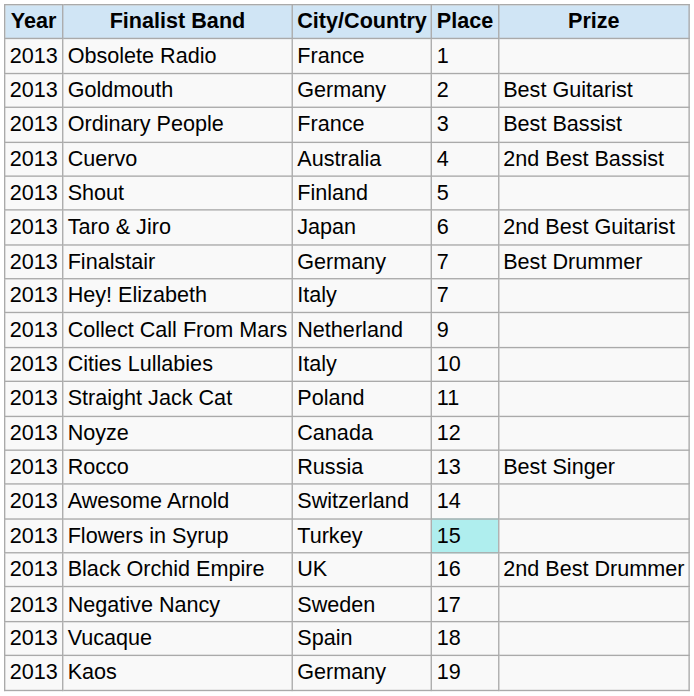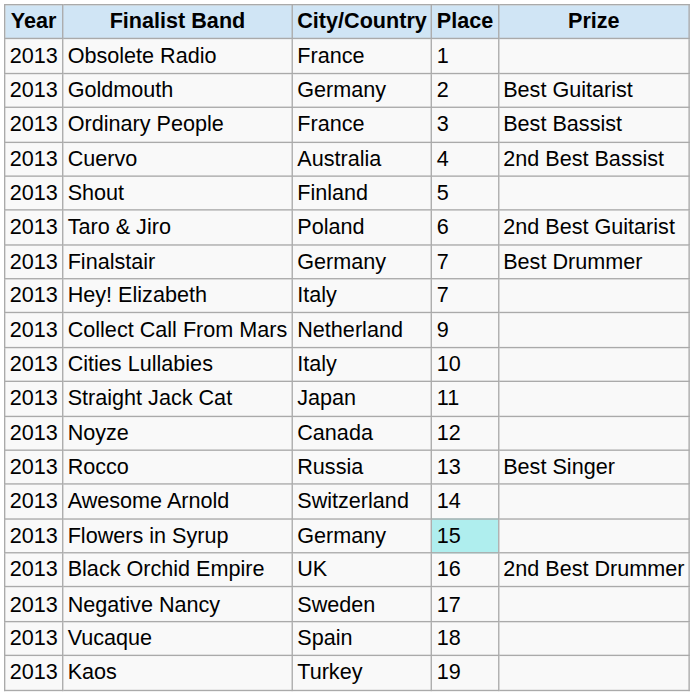(327, 227) Japan -> (331, 227) Poland
(331, 398) Poland -> (327, 398) Japan
(330, 535) Turkey -> (342, 535) Germany
(342, 672) Germany -> (330, 672) Turkey
